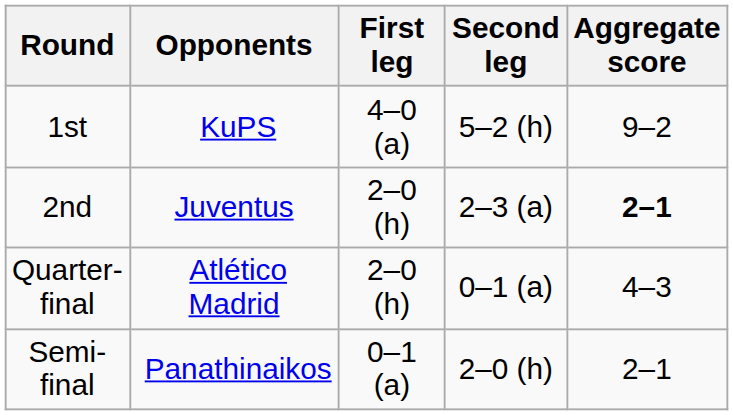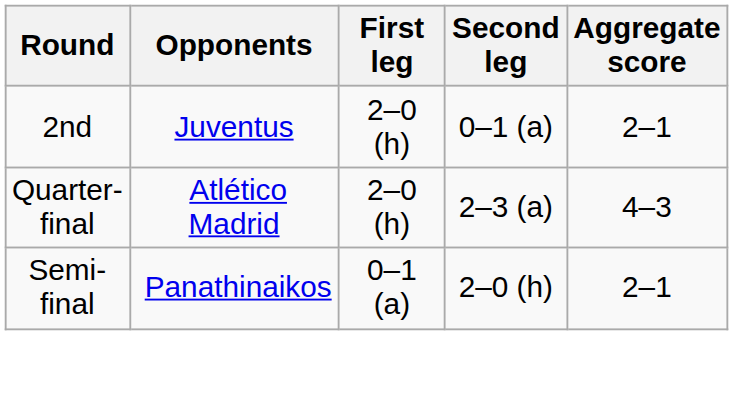- row: (67, 126)
(506, 206) 2–3 (a) -> (506, 126) 0–1 (a)
(647, 206) bold -> (647, 126) normal
(506, 287) 0–1 (a) -> (506, 206) 2–3 (a)
